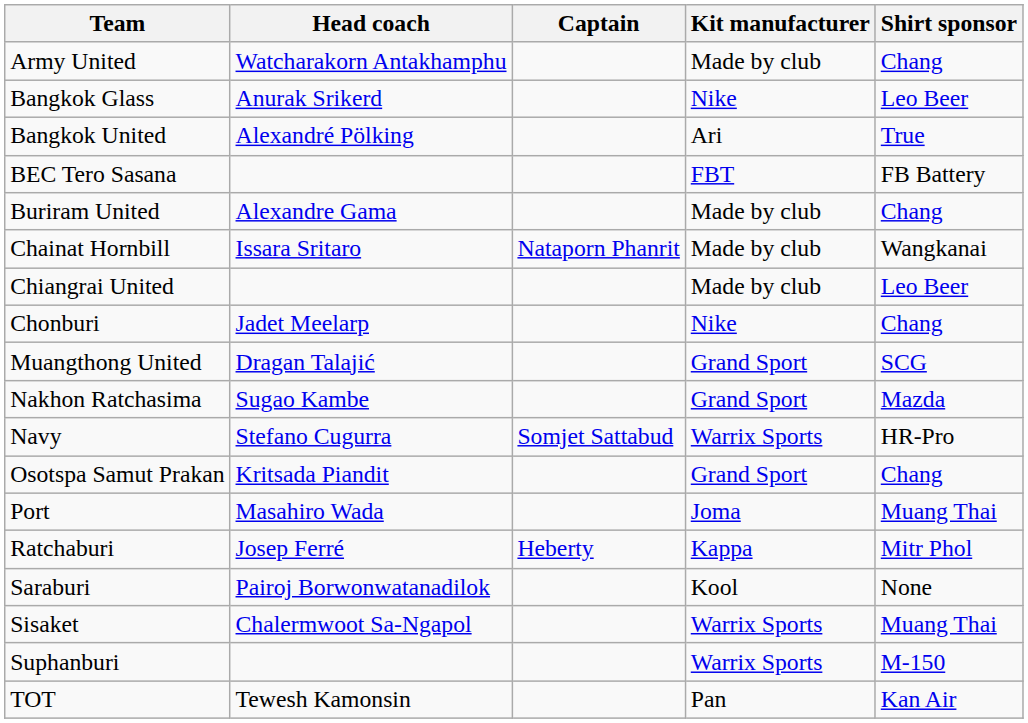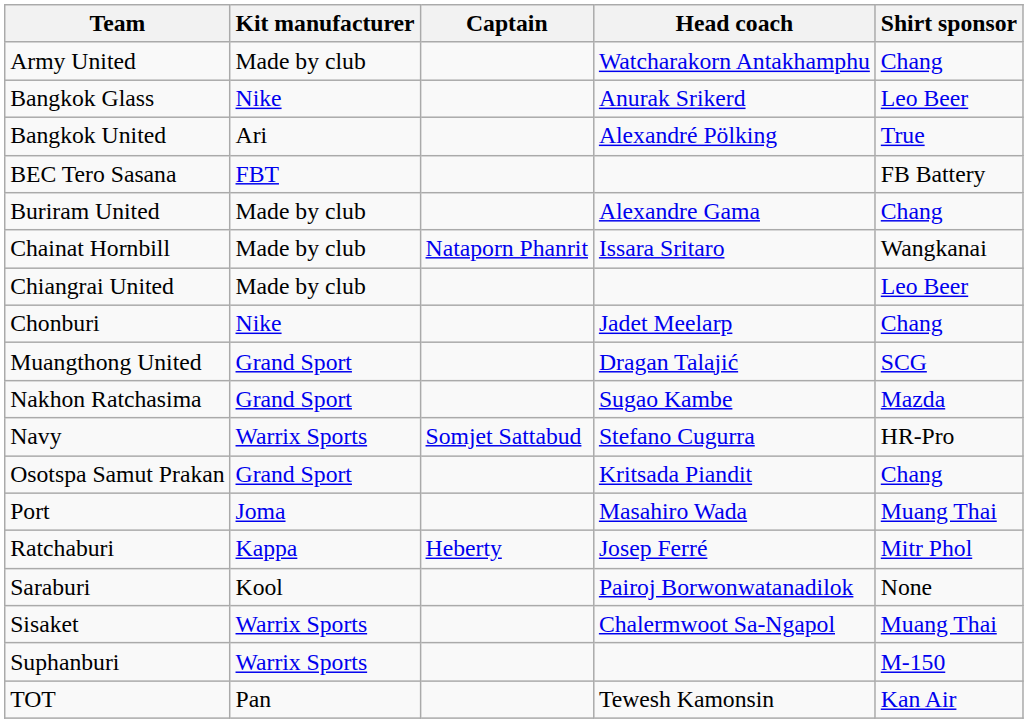columns swapped: (371, 23) <-> (780, 23)
